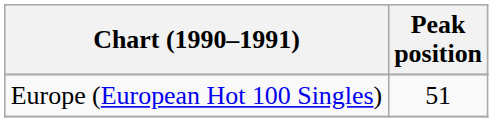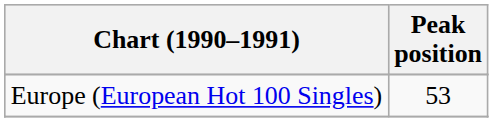(438, 95) 51 -> (438, 95) 53
